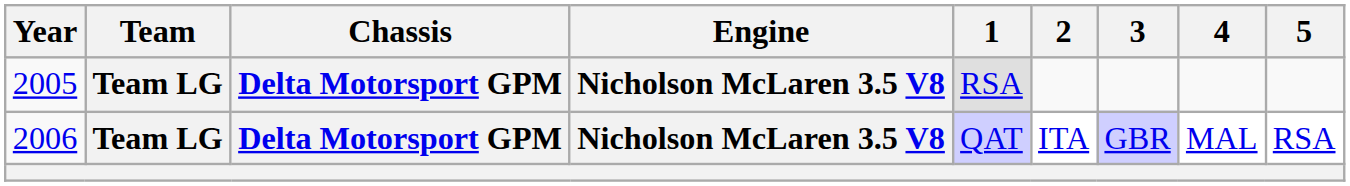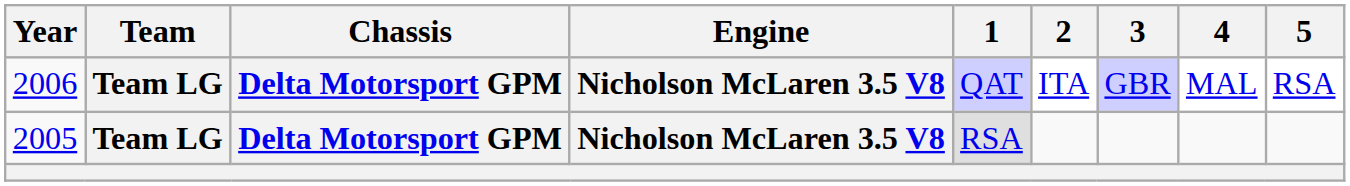rows swapped: (45, 83) <-> (45, 137)
